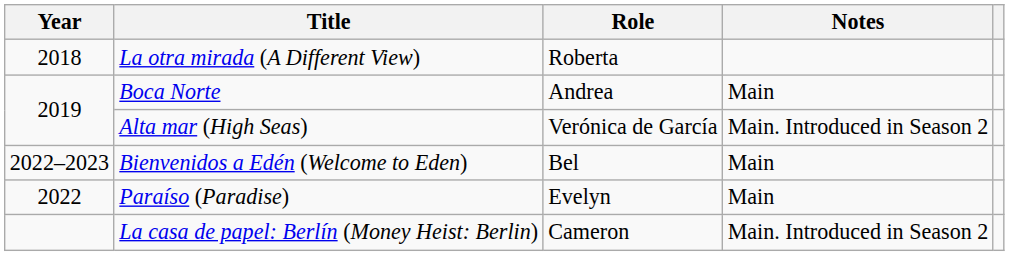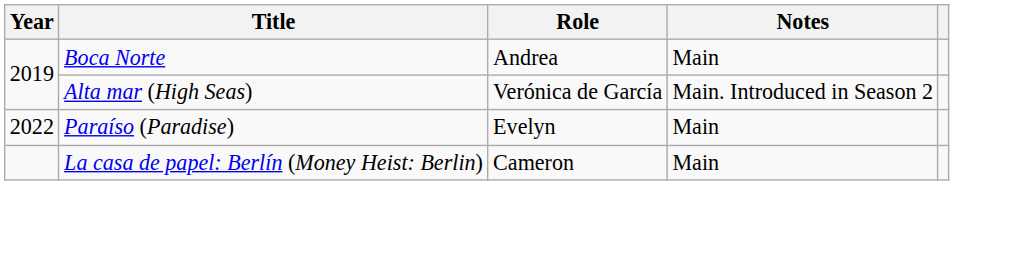- row: (270, 57)
- row: (293, 162)
(858, 232) Main. Introduced in Season 2 -> (696, 162) Main
